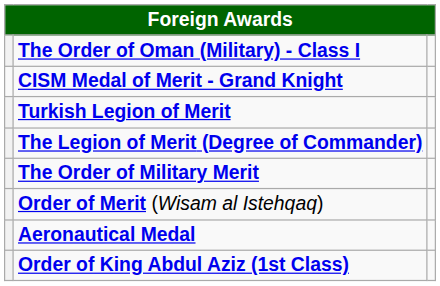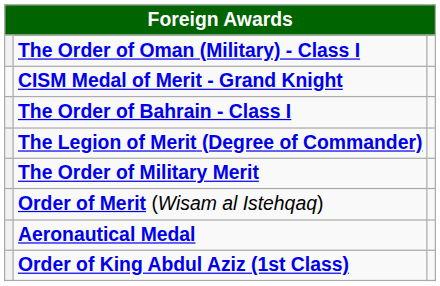+ row: (155, 111)
- row: (124, 111)
